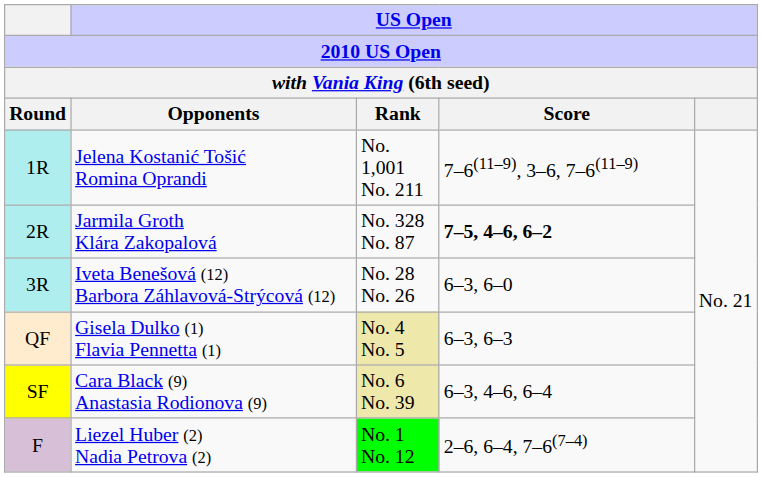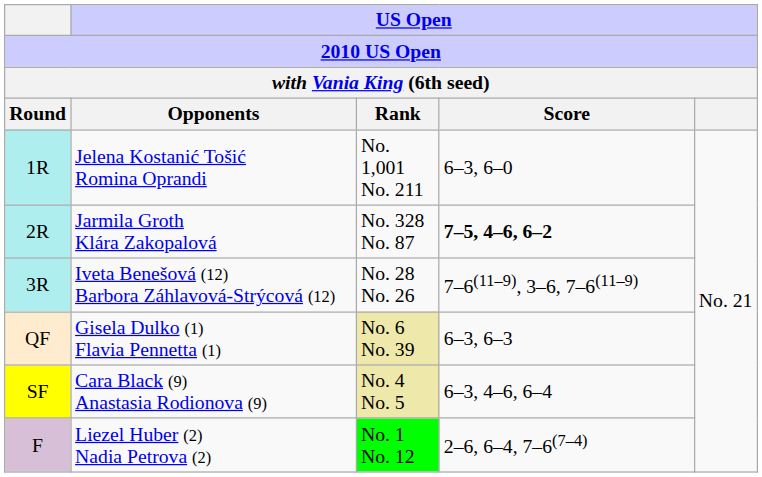(541, 167) 7–6(11–9), 3–6, 7–6(11–9) -> (478, 167) 6–3, 6–0
(478, 284) 6–3, 6–0 -> (541, 284) 7–6(11–9), 3–6, 7–6(11–9)
(383, 338) No. 4 No. 5 -> (388, 338) No. 6 No. 39
(388, 391) No. 6 No. 39 -> (383, 391) No. 4 No. 5
